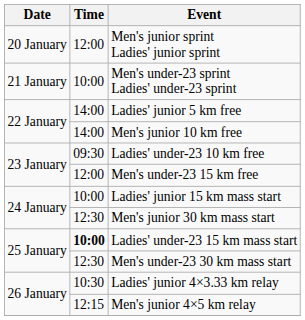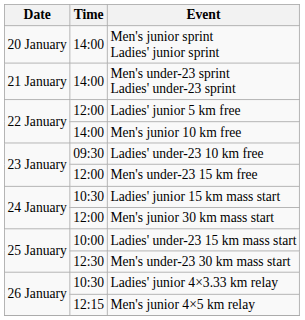(89, 44) 12:00 -> (89, 44) 14:00
(89, 81) 10:00 -> (89, 81) 14:00
(89, 110) 14:00 -> (89, 110) 12:00
(89, 196) 10:00 -> (89, 196) 10:30
(89, 218) 12:30 -> (89, 218) 12:00
(89, 240) bold -> (89, 240) normal
